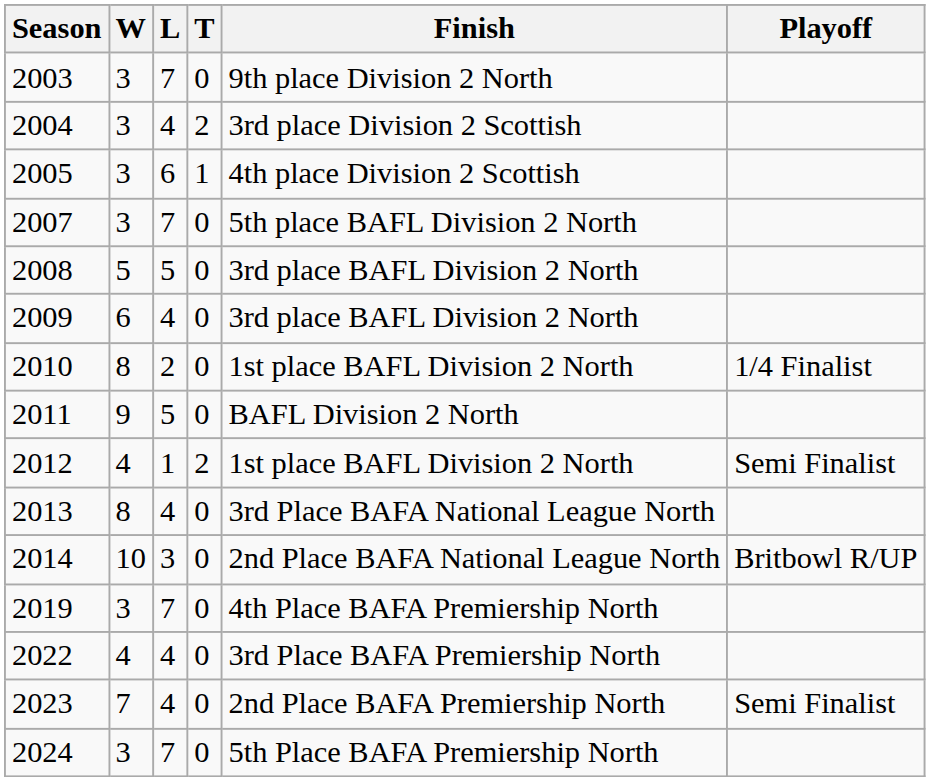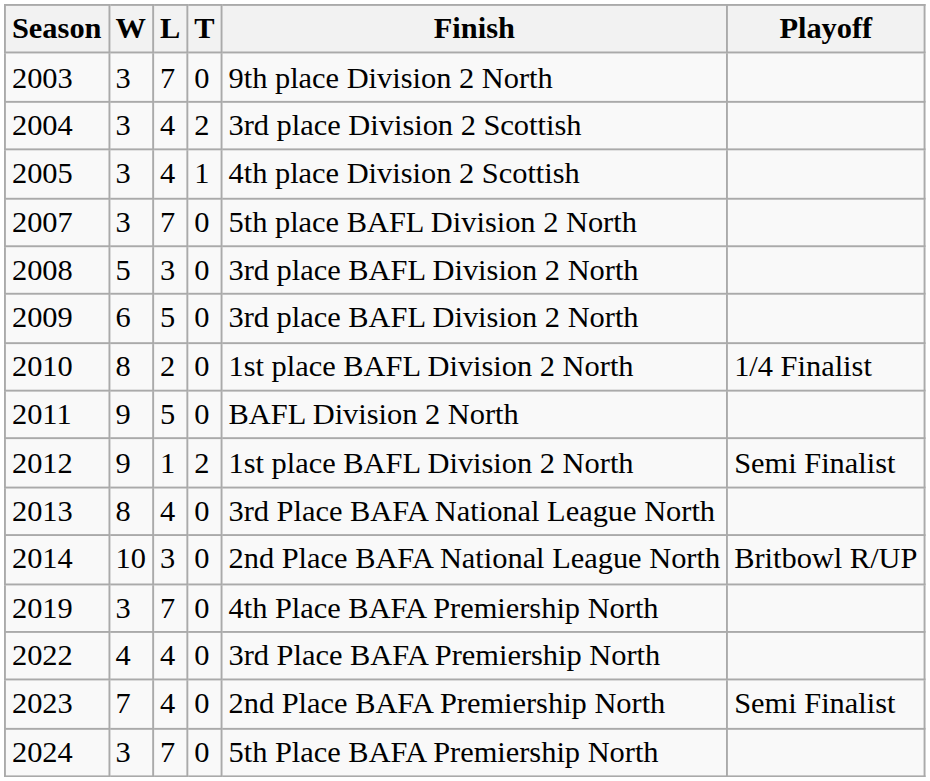(168, 173) 6 -> (168, 173) 4
(168, 269) 5 -> (168, 269) 3
(168, 317) 4 -> (168, 317) 5
(123, 462) 4 -> (123, 462) 9
